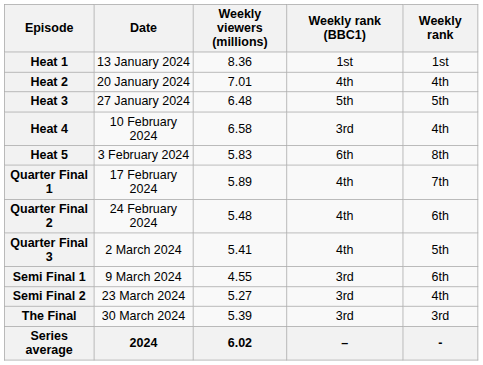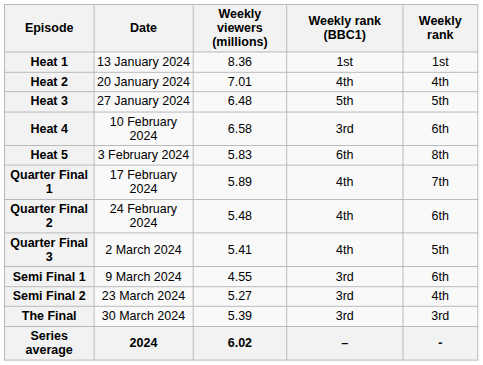(440, 128) 4th -> (440, 128) 6th
